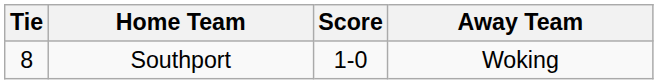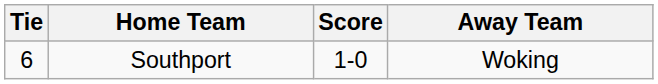(27, 59) 8 -> (27, 59) 6
